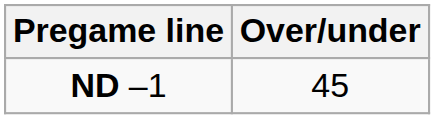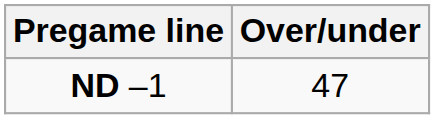(330, 85) 45 -> (330, 85) 47
